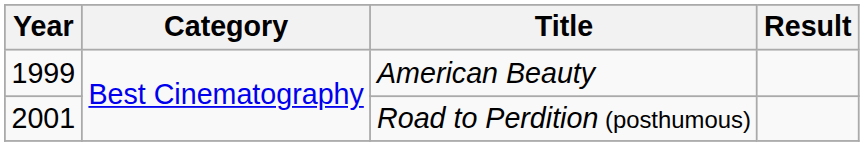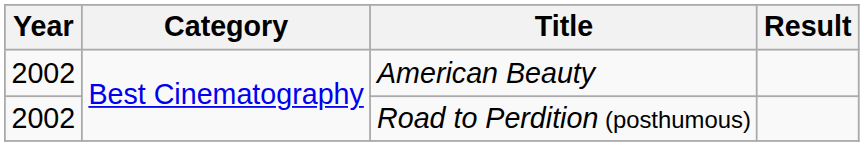(43, 72) 1999 -> (43, 72) 2002
(43, 118) 2001 -> (43, 118) 2002
